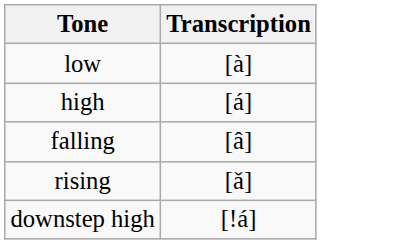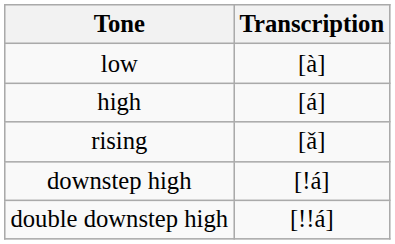- row: (83, 141)
+ row: (119, 219)
